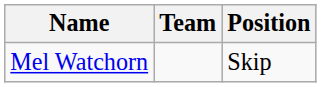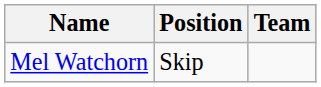columns swapped: (188, 23) <-> (269, 23)
